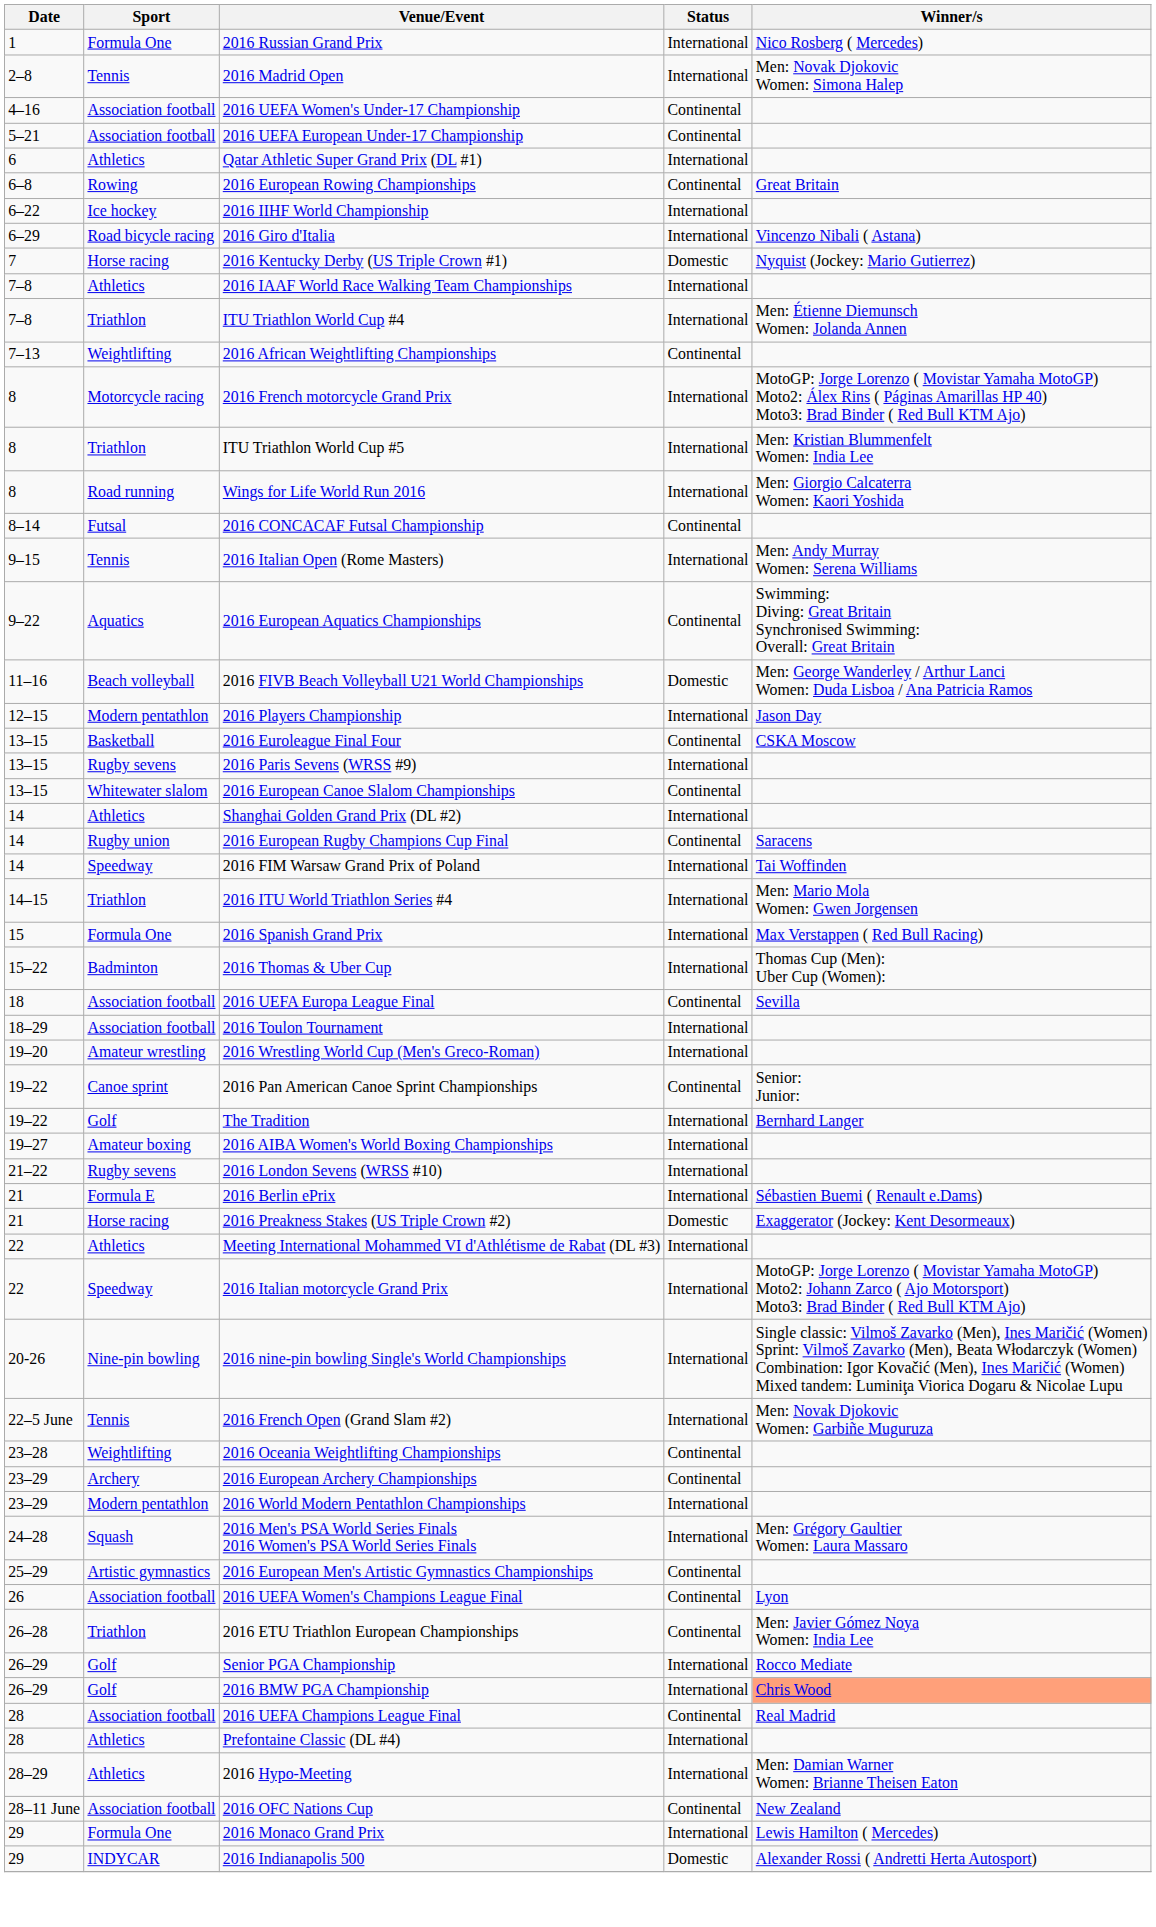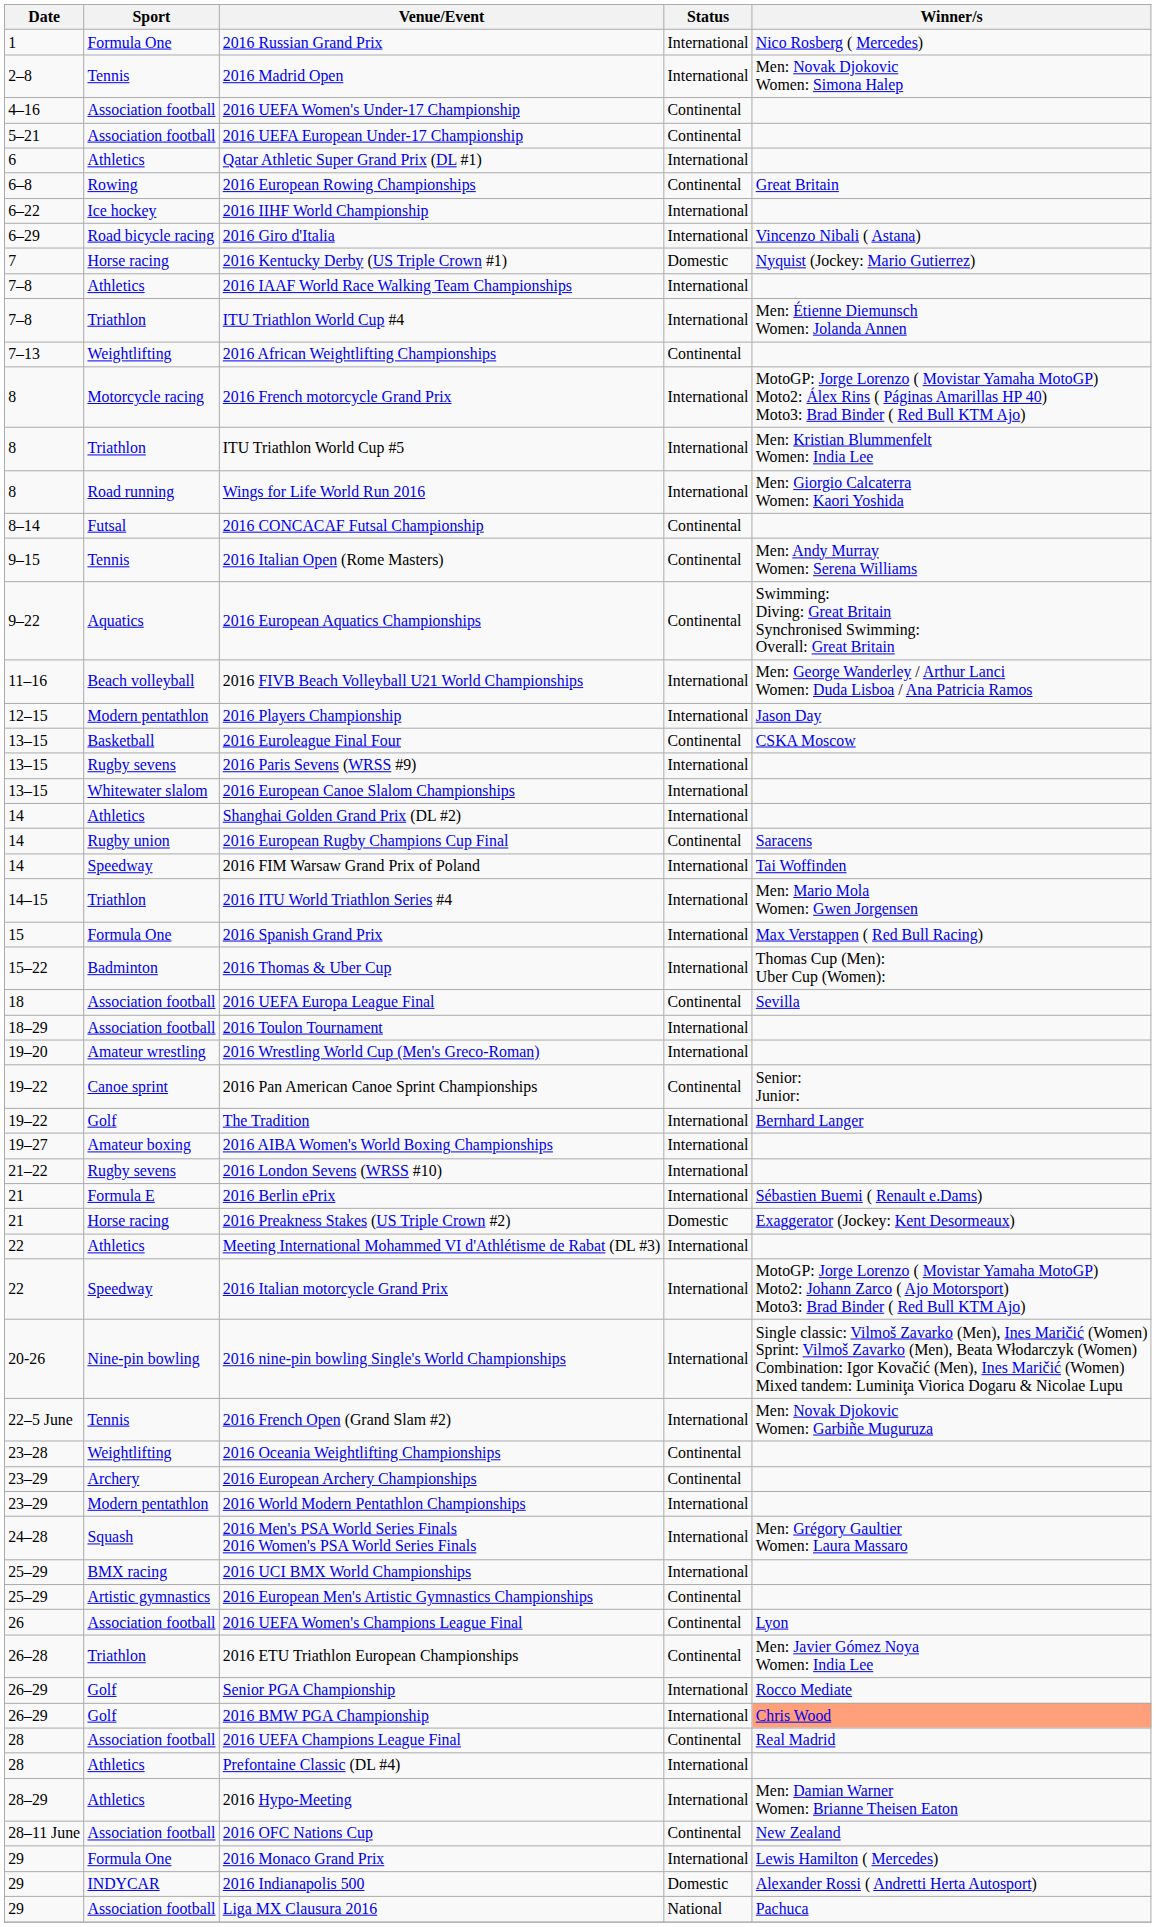(708, 559) International -> (705, 559) Continental
(698, 681) Domestic -> (708, 681) International
(705, 790) Continental -> (708, 790) International
+ row: (347, 1571)
+ row: (300, 1909)
